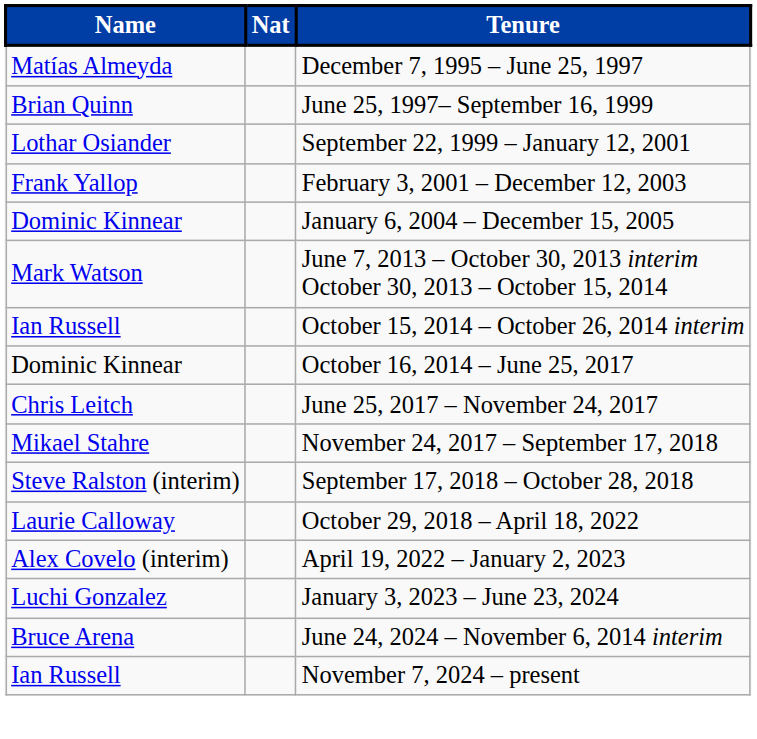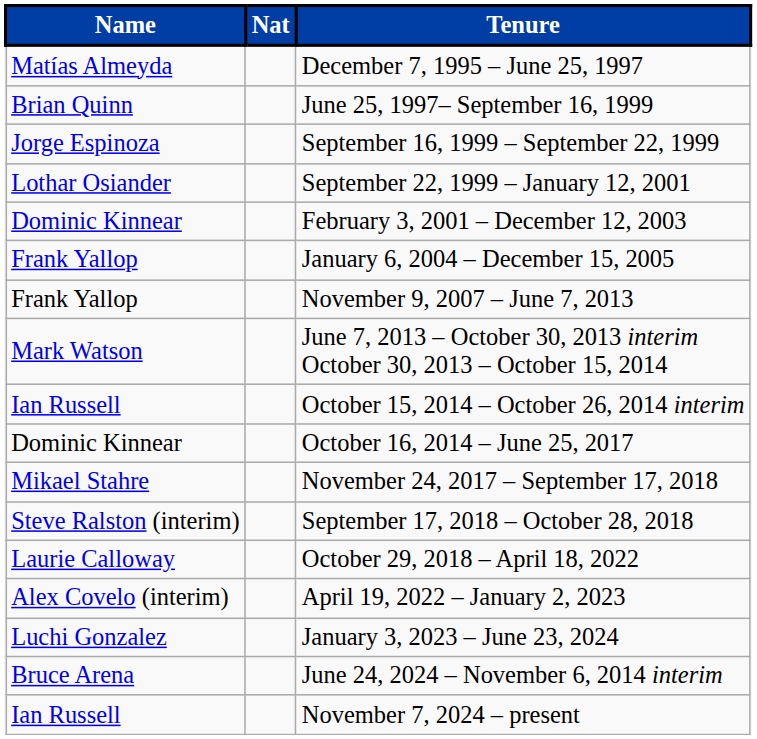+ row: (511, 143)
(74, 182) Frank Yallop -> (96, 221) Dominic Kinnear
(96, 221) Dominic Kinnear -> (74, 259) Frank Yallop
+ row: (468, 298)
- row: (480, 403)
